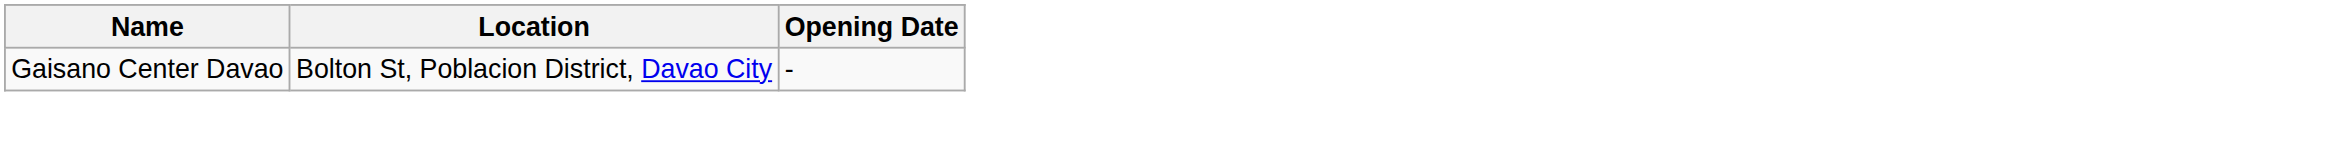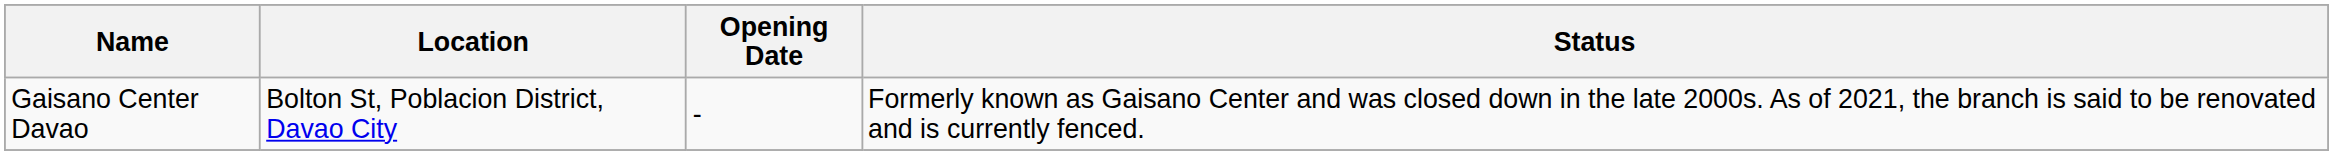+ column: (1595, 41)
